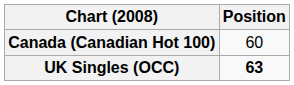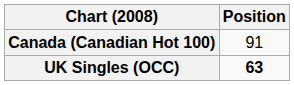(254, 42) 60 -> (254, 42) 91
